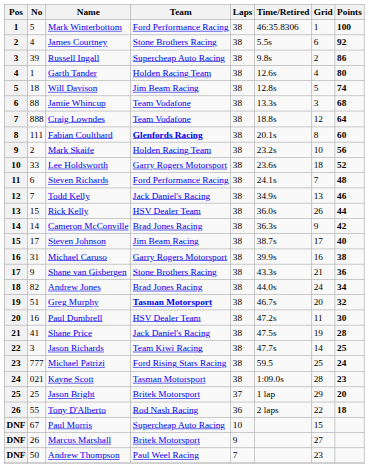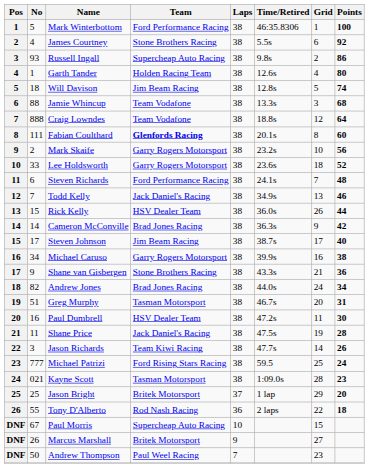(34, 58) 39 -> (34, 58) 93
(172, 149) Holden Racing Team -> (180, 149) Garry Rogers Motorsport
(34, 256) 31 -> (34, 256) 34
(172, 302) bold -> (169, 302) normal
(342, 302) 32 -> (342, 302) 31
(34, 333) 41 -> (34, 333) 11
(342, 348) 25 -> (342, 348) 26
